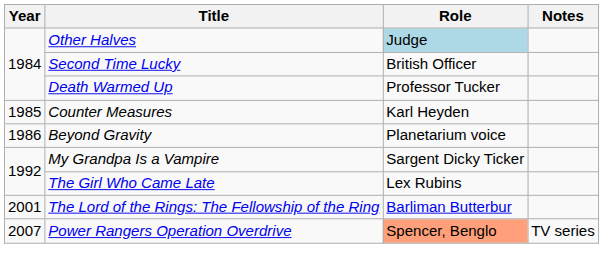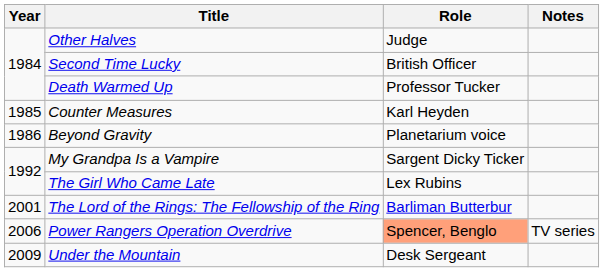(407, 40) lightblue background -> (407, 40) no background
(25, 231) 2007 -> (25, 231) 2006
+ row: (114, 254)
